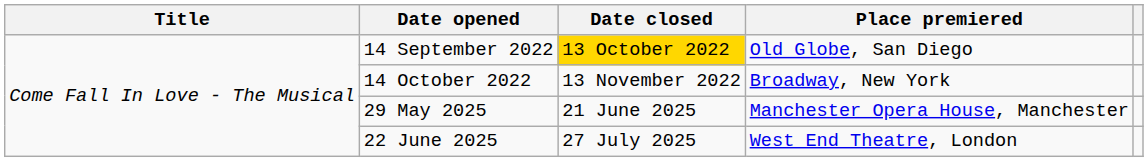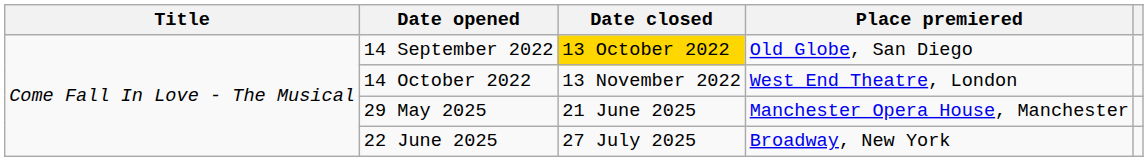(850, 80) Broadway, New York -> (884, 80) West End Theatre, London
(884, 141) West End Theatre, London -> (850, 141) Broadway, New York
